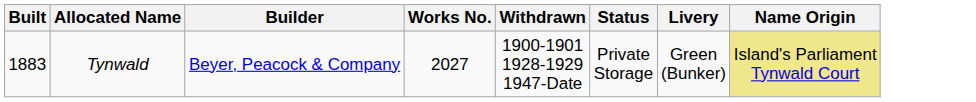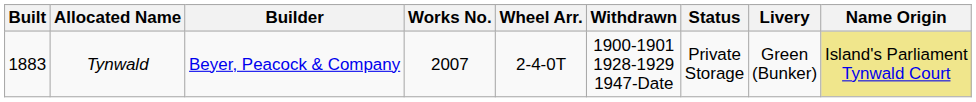+ column: (541, 17)
(450, 63) 2027 -> (450, 63) 2007
